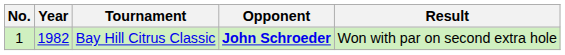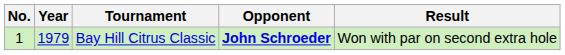(53, 39) 1982 -> (53, 39) 1979
